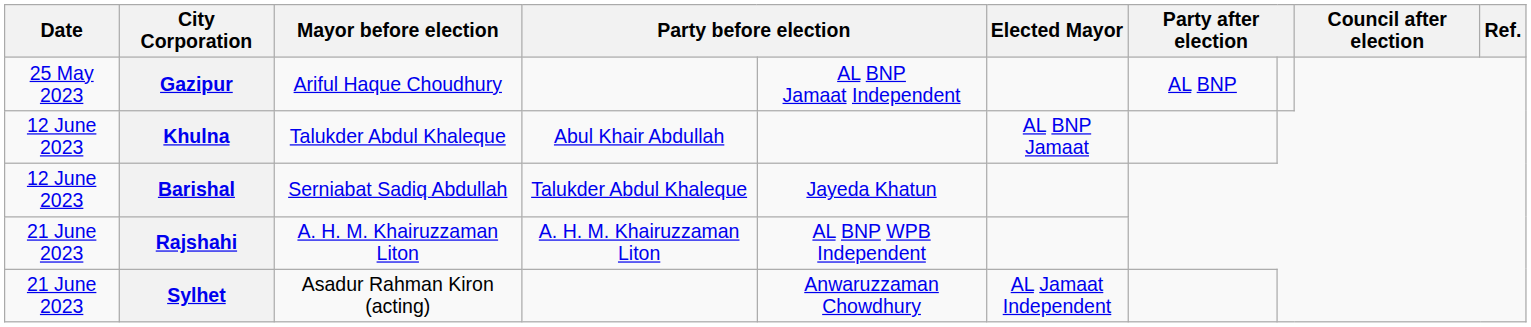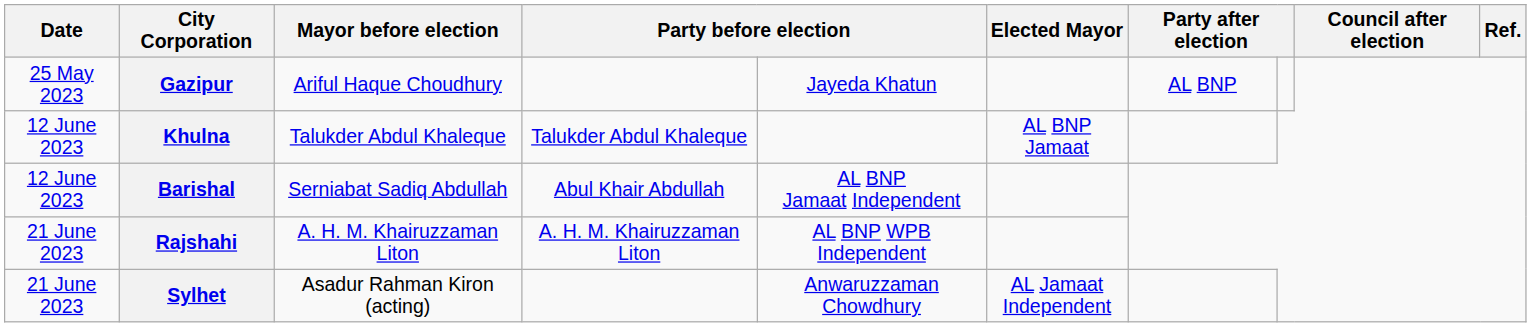(872, 83) AL BNP Jamaat Independent -> (872, 83) Jayeda Khatun
(639, 136) Abul Khair Abdullah -> (639, 136) Talukder Abdul Khaleque
(639, 189) Talukder Abdul Khaleque -> (639, 189) Abul Khair Abdullah
(872, 189) Jayeda Khatun -> (872, 189) AL BNP Jamaat Independent
